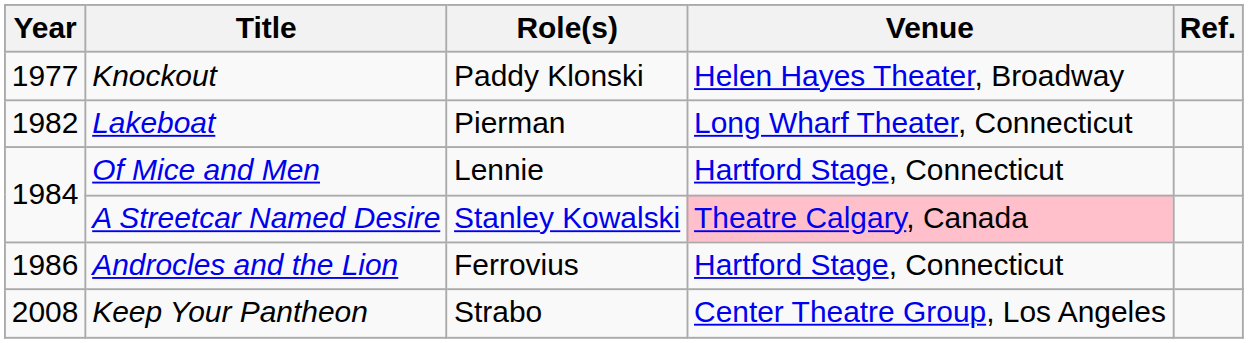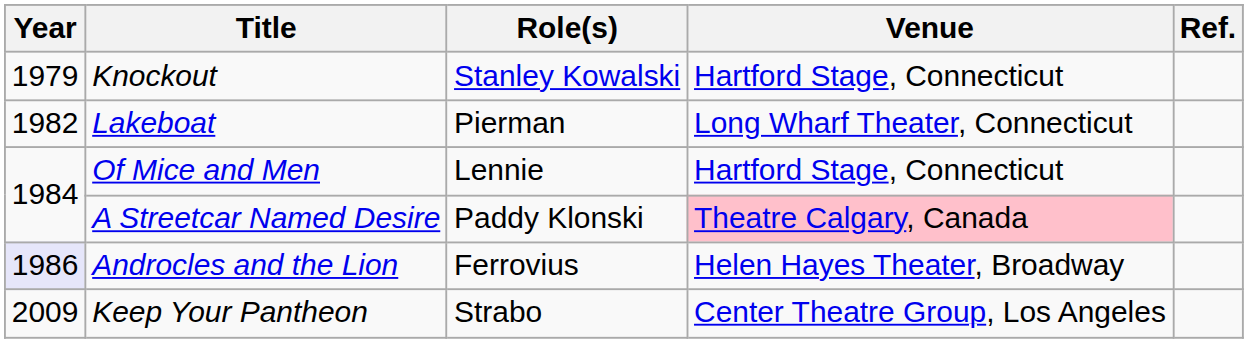(45, 75) 1977 -> (45, 75) 1979
(549, 75) Paddy Klonski -> (567, 75) Stanley Kowalski
(909, 75) Helen Hayes Theater, Broadway -> (879, 75) Hartford Stage, Connecticut
(567, 218) Stanley Kowalski -> (549, 218) Paddy Klonski
(45, 265) no background -> (45, 265) lavender background
(879, 265) Hartford Stage, Connecticut -> (909, 265) Helen Hayes Theater, Broadway
(45, 312) 2008 -> (45, 312) 2009
